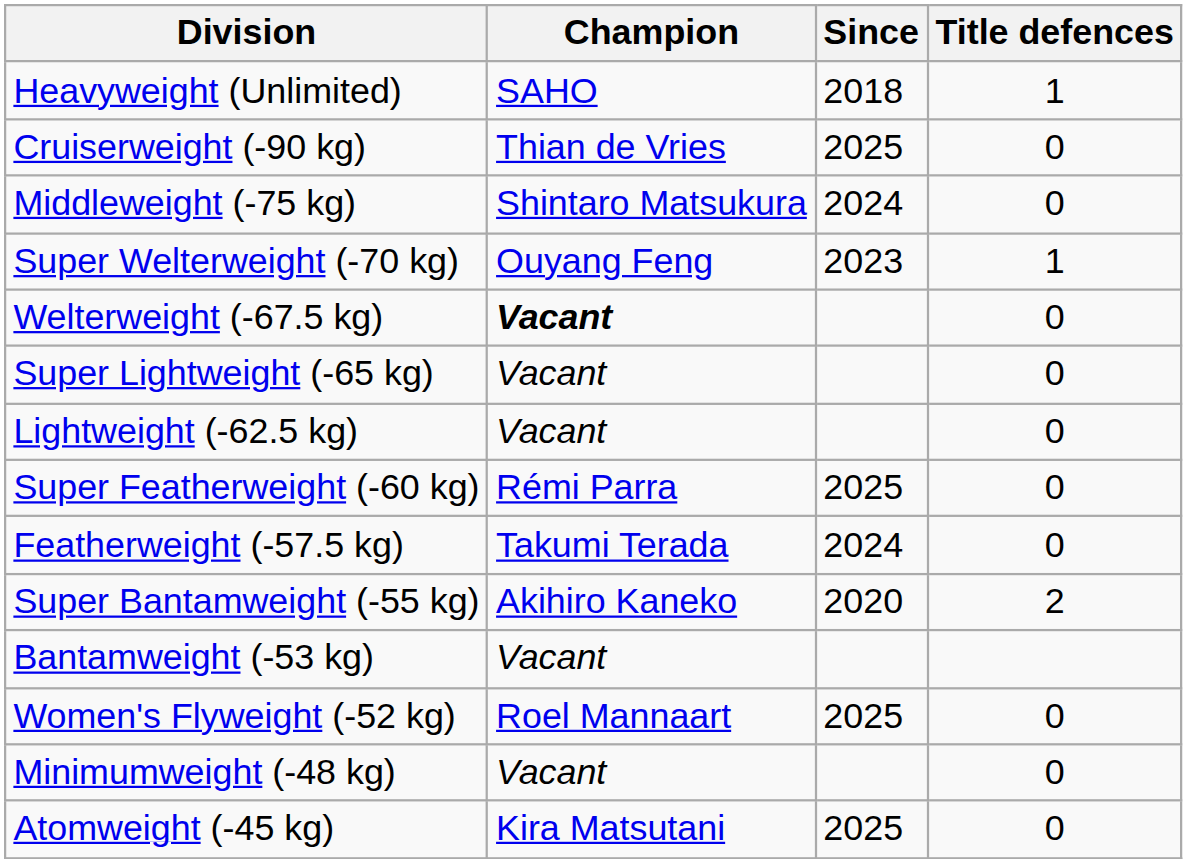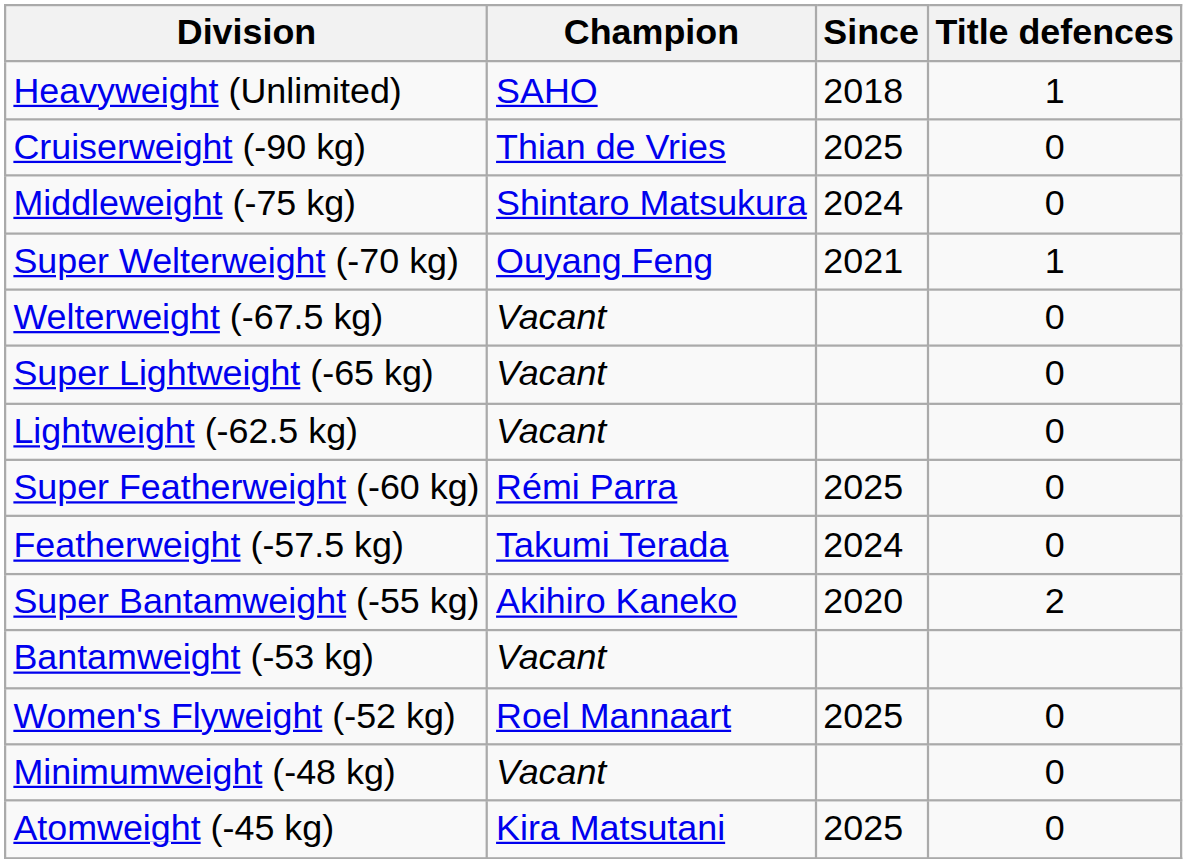(863, 260) 2023 -> (863, 260) 2021
(554, 317) bold -> (551, 317) normal
